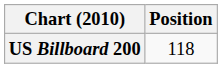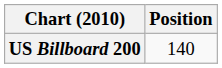(181, 48) 118 -> (181, 48) 140
